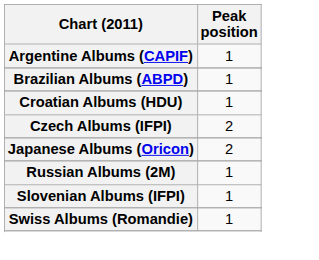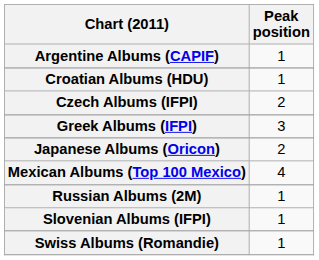- row: (101, 79)
+ row: (127, 126)
+ row: (127, 172)
